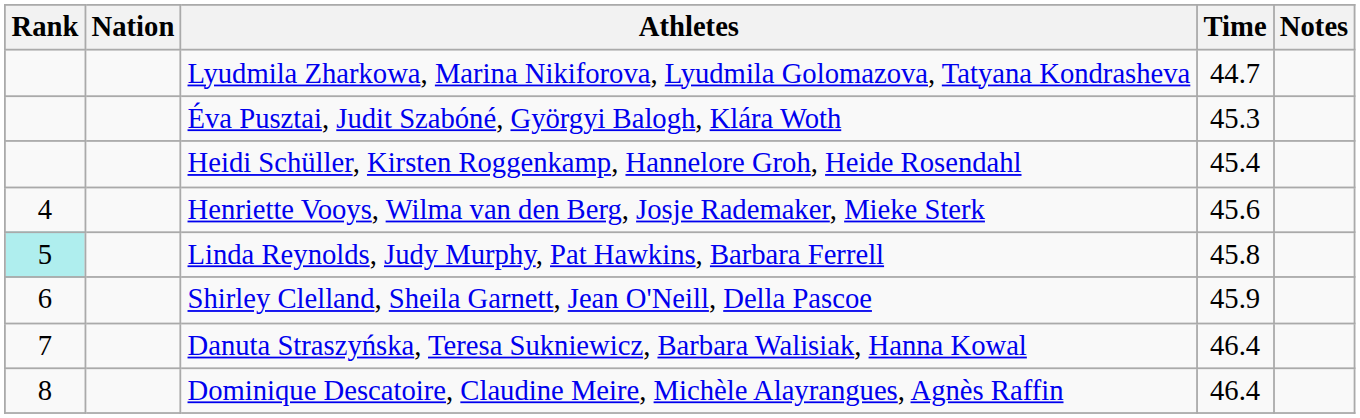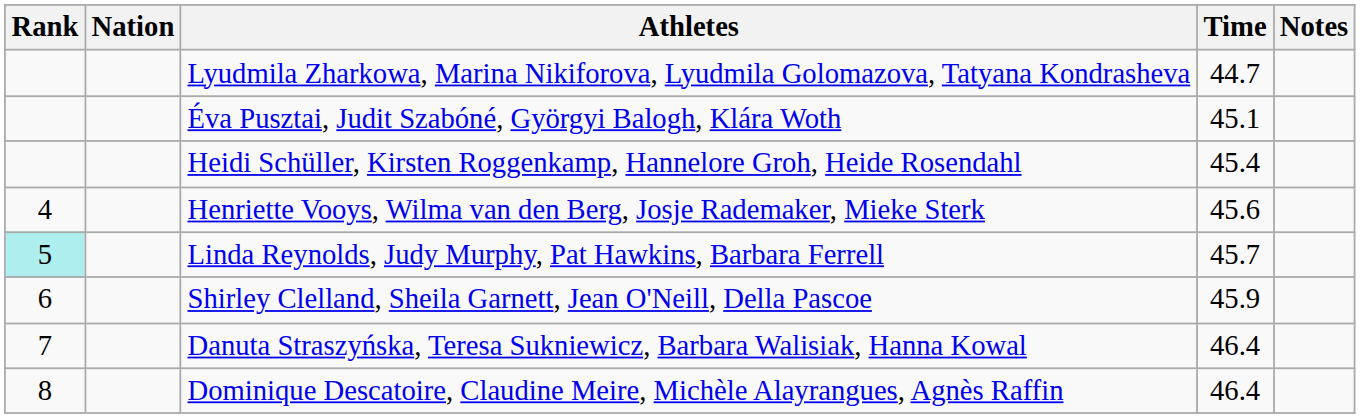(1235, 118) 45.3 -> (1235, 118) 45.1
(1235, 254) 45.8 -> (1235, 254) 45.7
